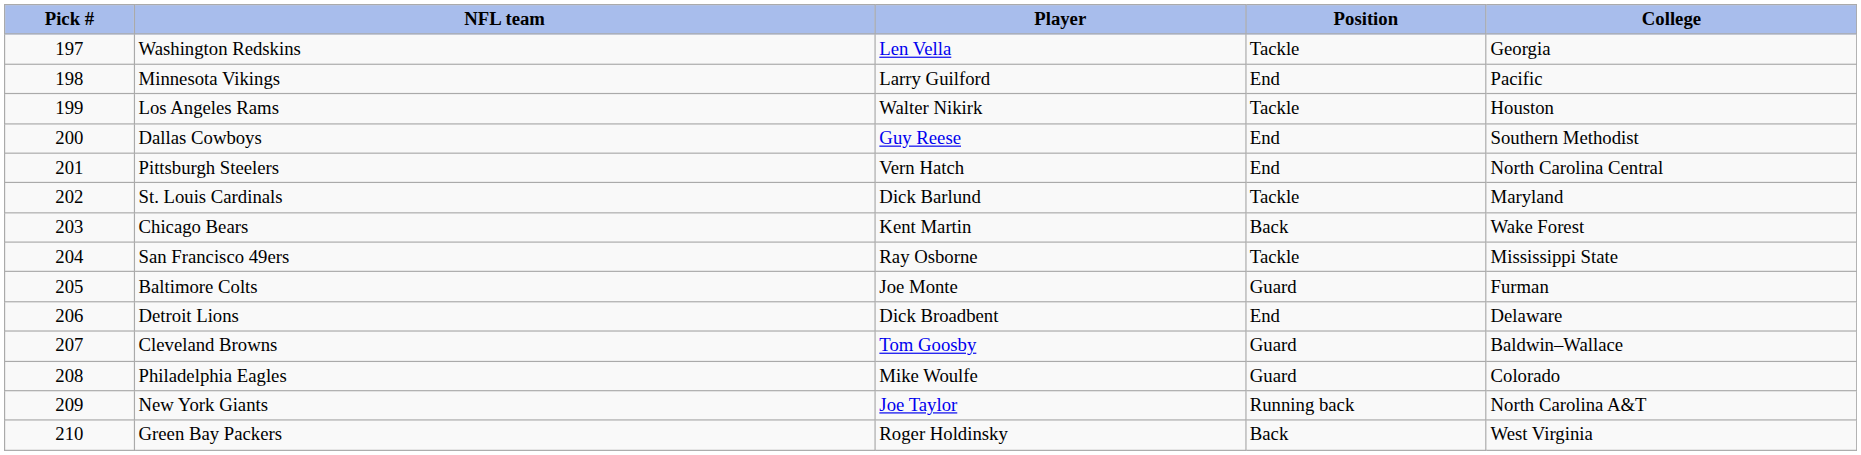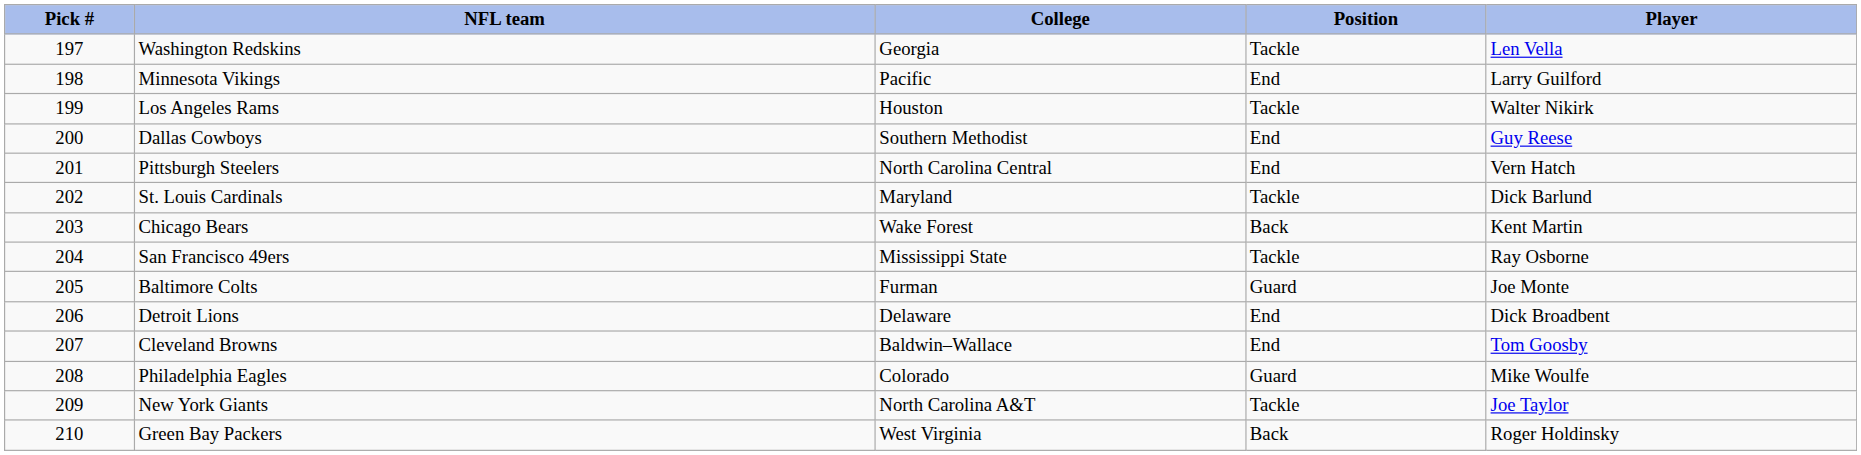columns swapped: (1060, 19) <-> (1671, 19)
(1273, 345) Guard -> (1265, 345) End
(1302, 405) Running back -> (1275, 405) Tackle
